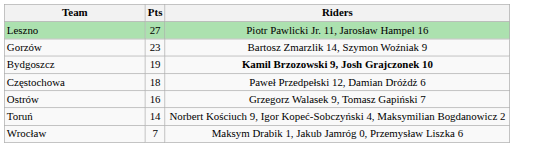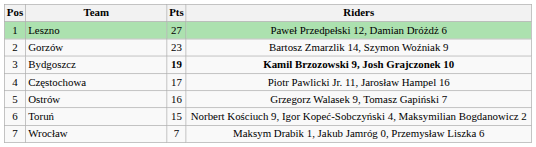+ column: (15, 13)
(337, 30) Piotr Pawlicki Jr. 11, Jarosław Hampel 16 -> (359, 30) Paweł Przedpełski 12, Damian Dróżdż 6
(155, 64) normal -> (176, 64) bold
(155, 82) 18 -> (176, 82) 17
(337, 82) Paweł Przedpełski 12, Damian Dróżdż 6 -> (359, 82) Piotr Pawlicki Jr. 11, Jarosław Hampel 16
(155, 116) 14 -> (176, 116) 15
